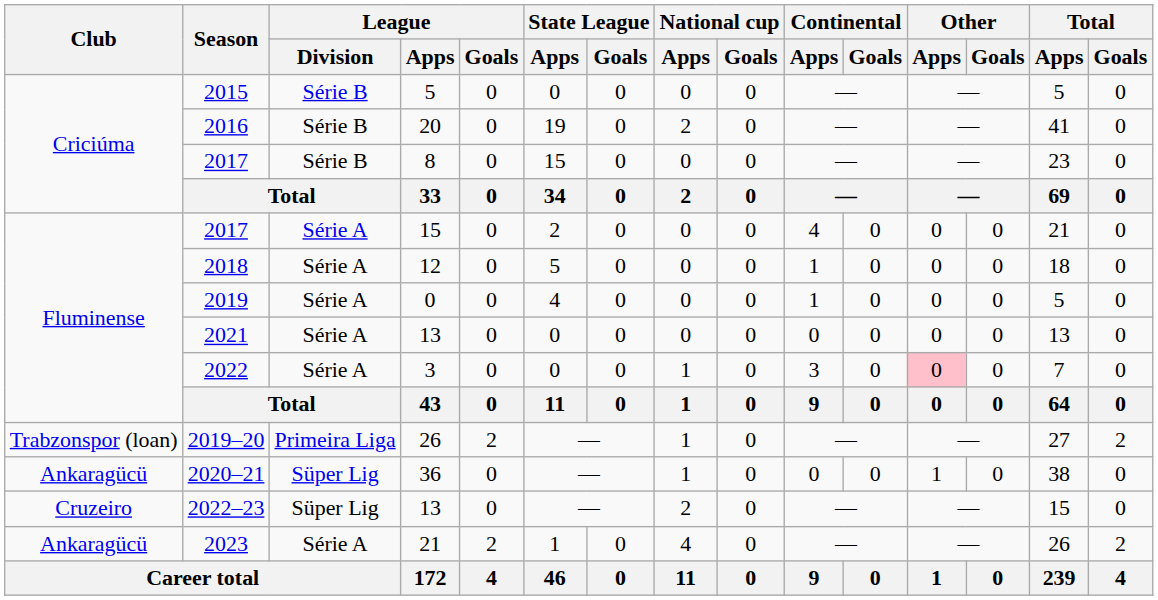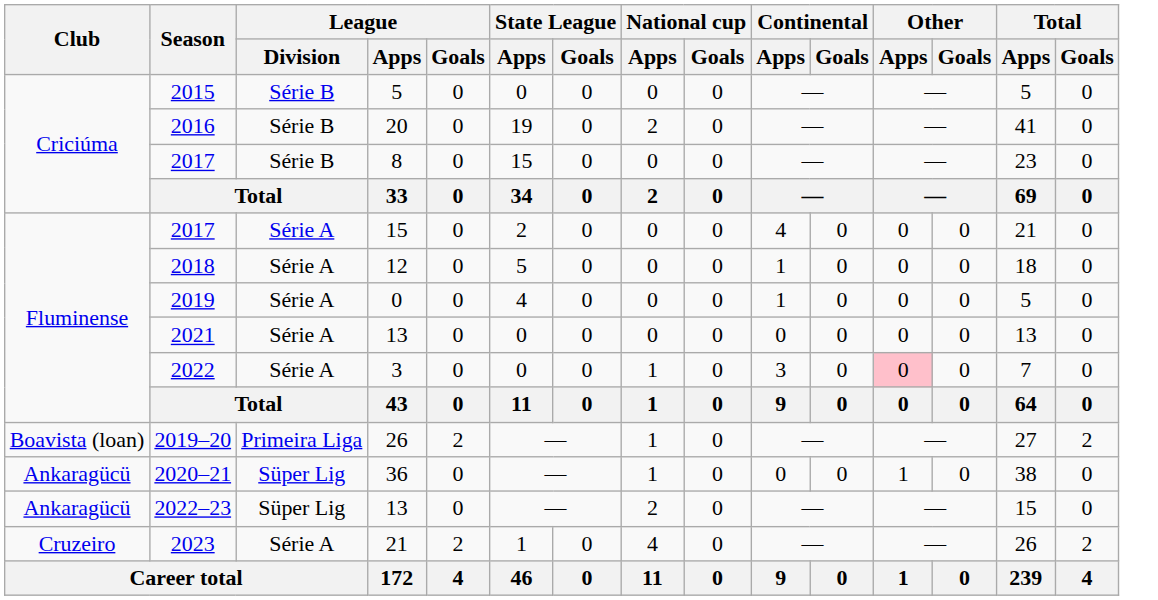(94, 439) Trabzonspor (loan) -> (77, 439) Boavista (loan)
(94, 508) Cruzeiro -> (77, 508) Ankaragücü
(94, 543) Ankaragücü -> (77, 543) Cruzeiro
